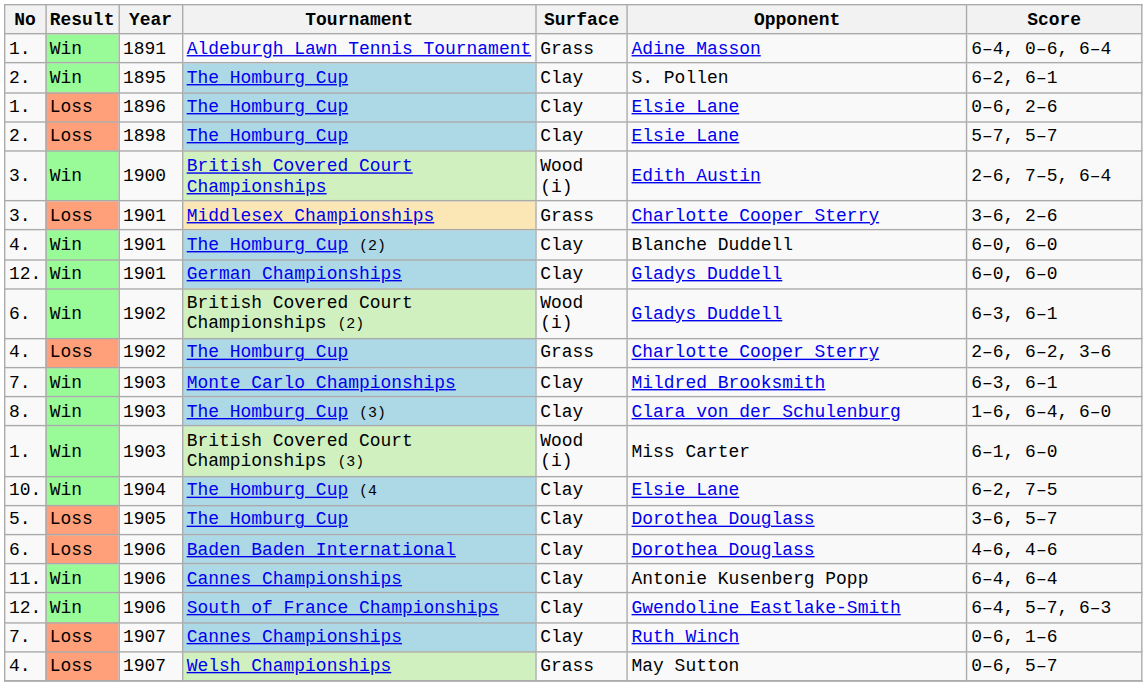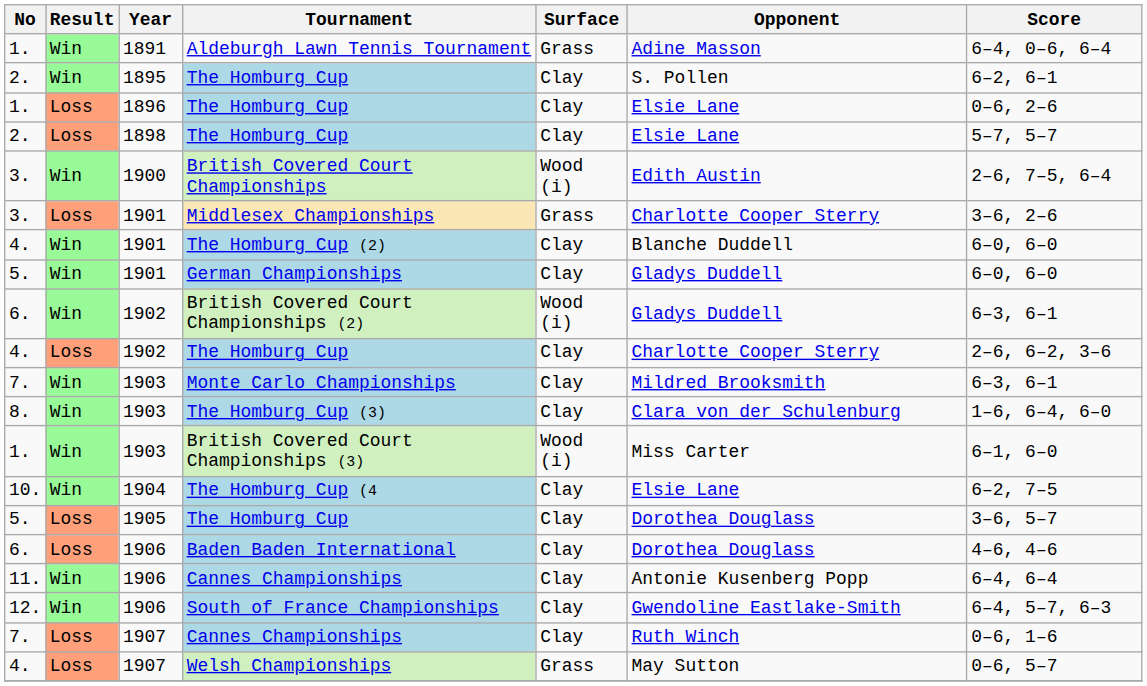(25, 274) 12. -> (20, 274) 5.
(567, 353) Grass -> (562, 353) Clay
